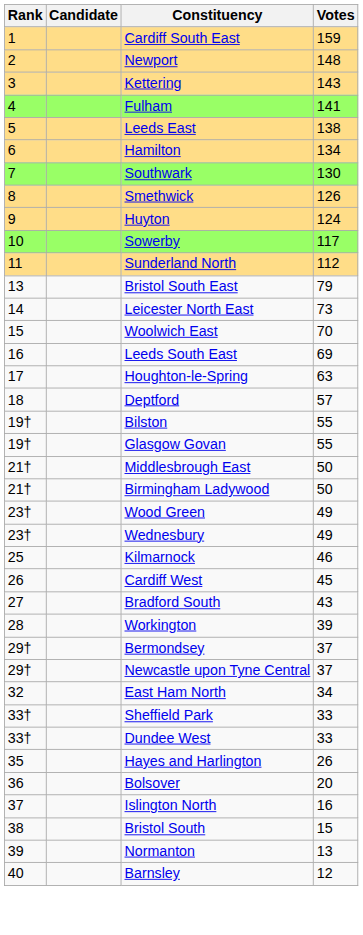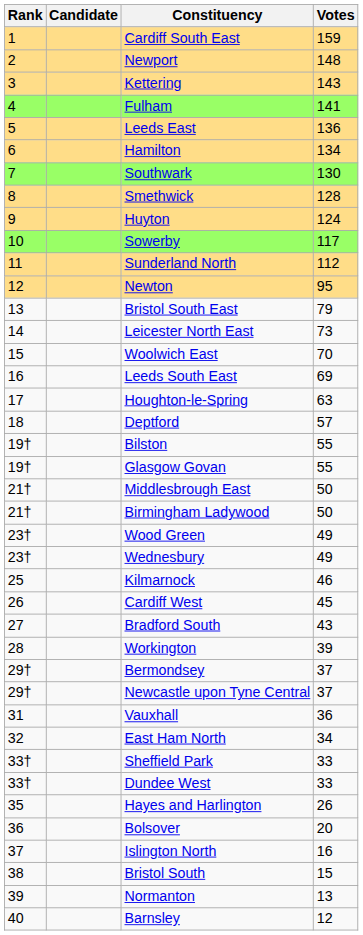(329, 128) 138 -> (329, 128) 136
(329, 196) 126 -> (329, 196) 128
+ row: (149, 286)
+ row: (151, 715)
